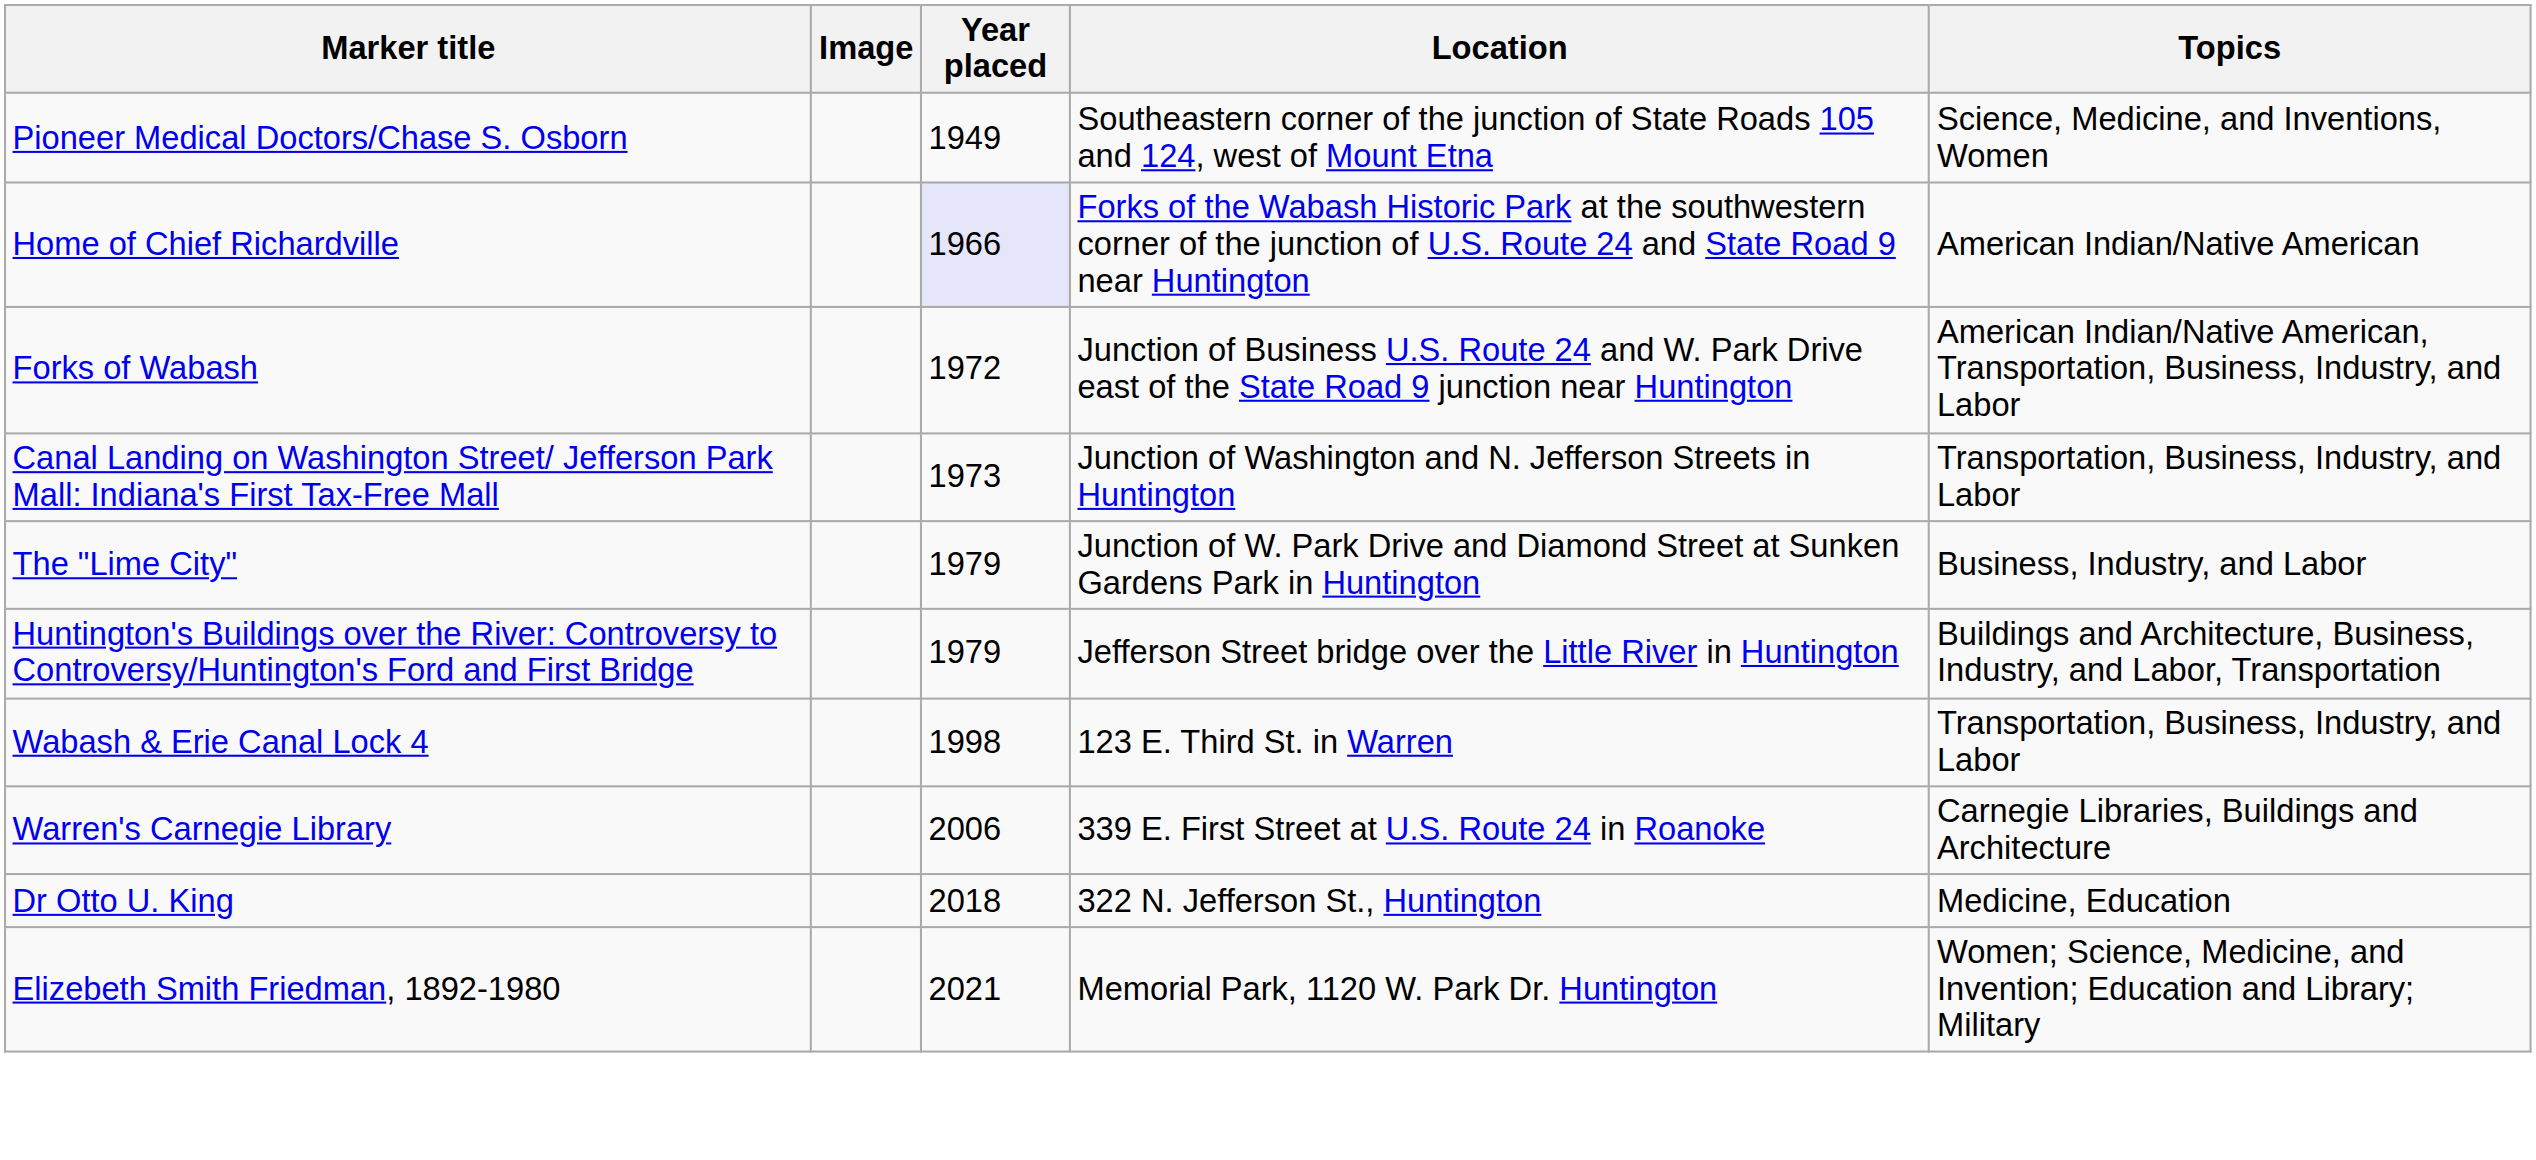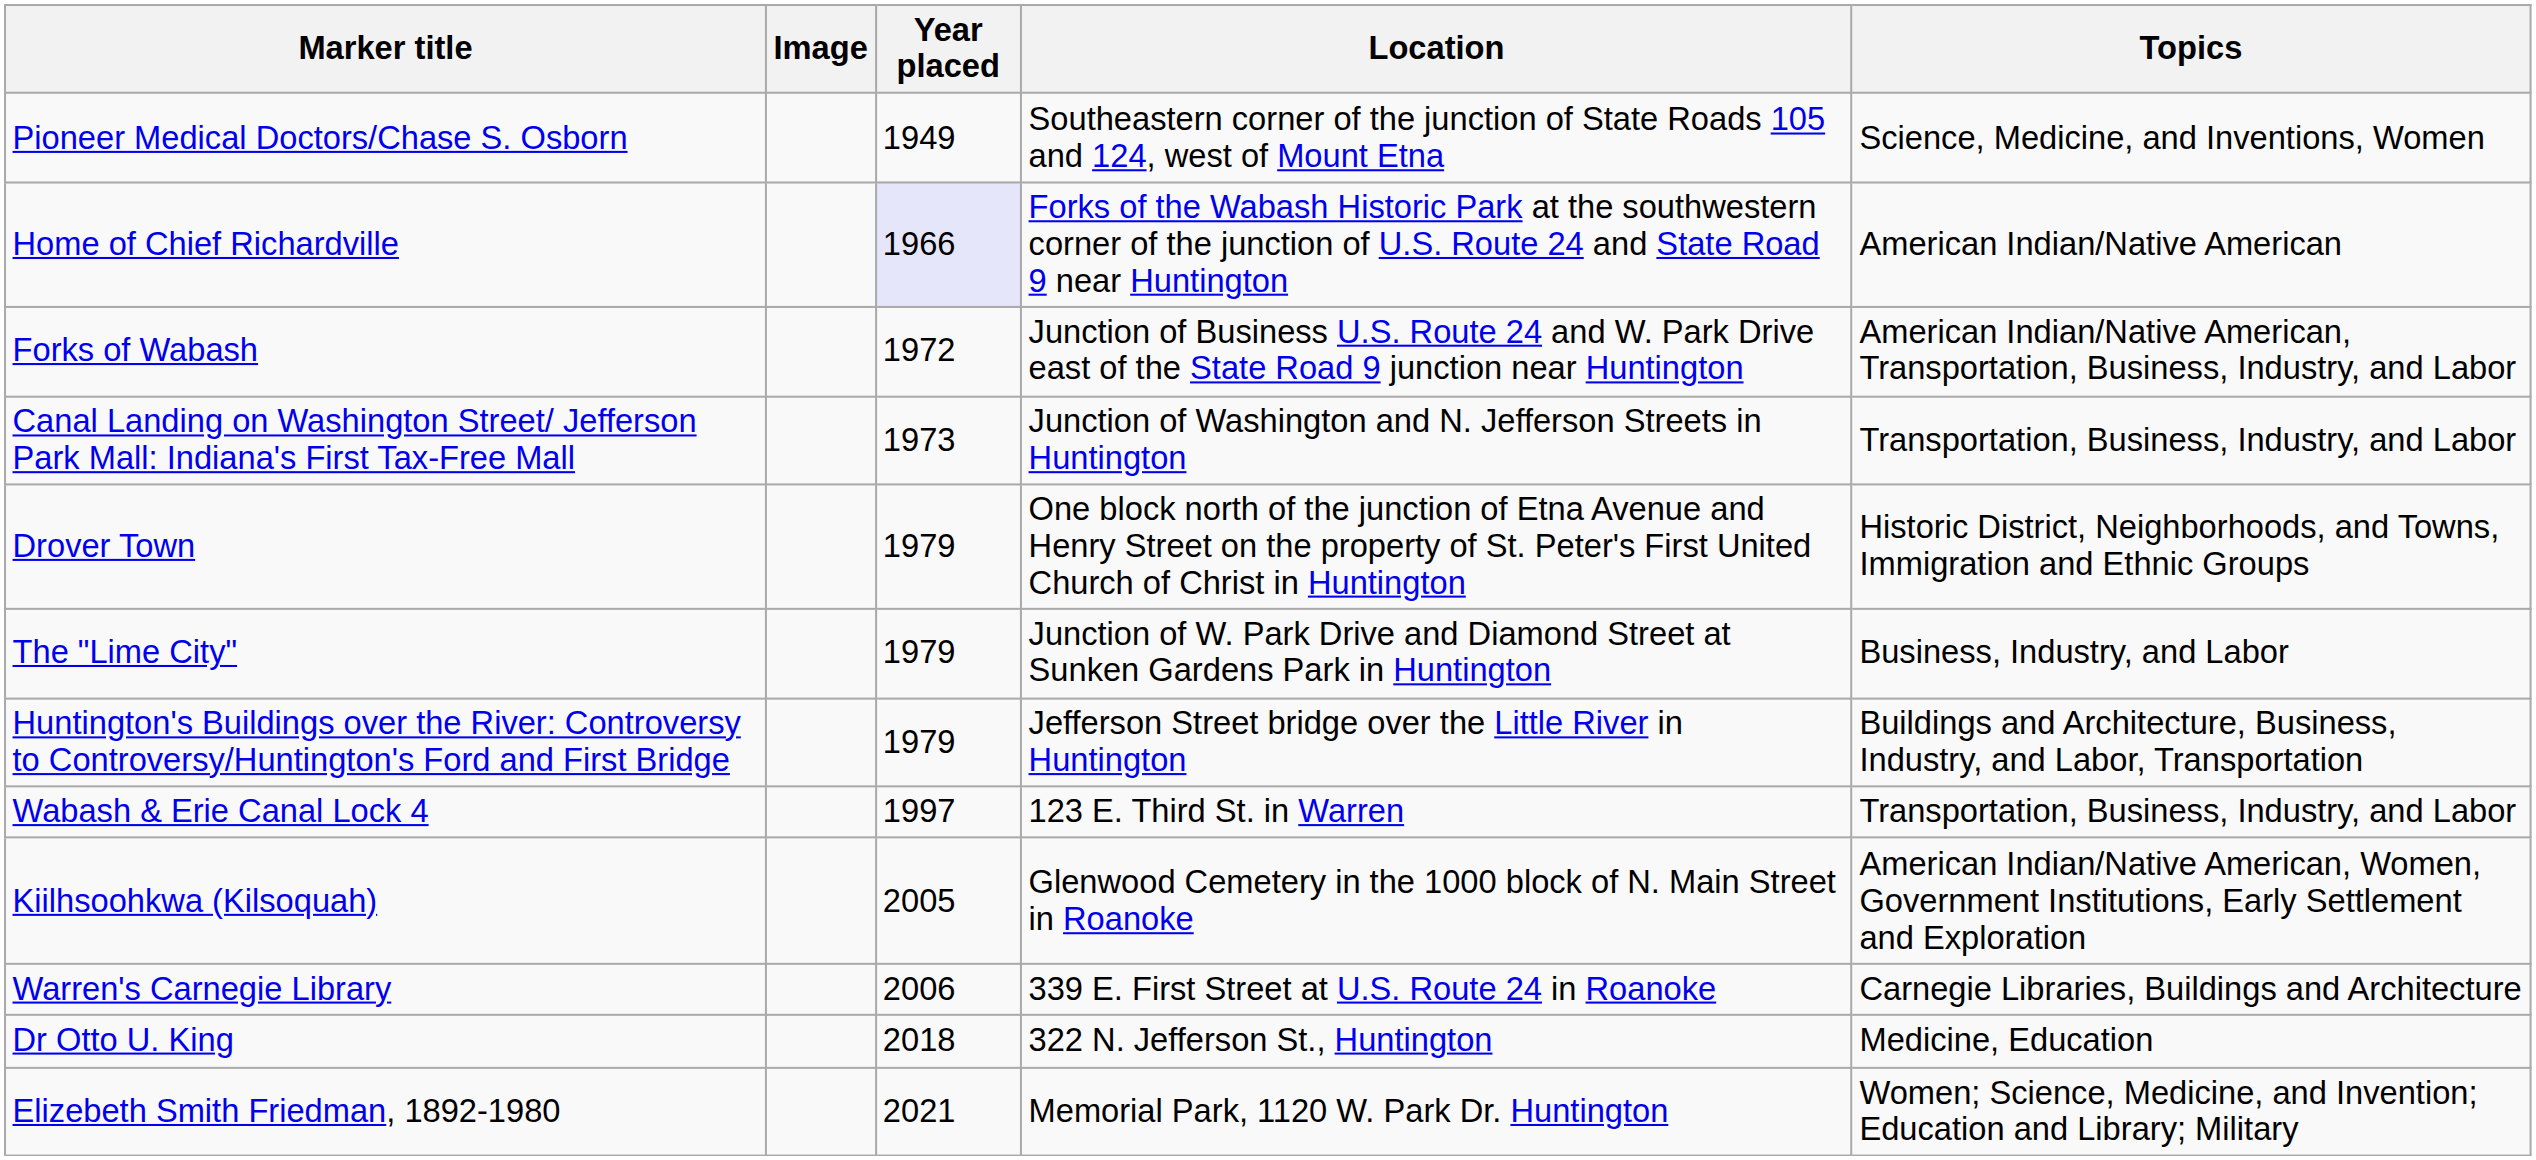+ row: (104, 546)
(965, 741) 1998 -> (919, 811) 1997
+ row: (195, 900)
